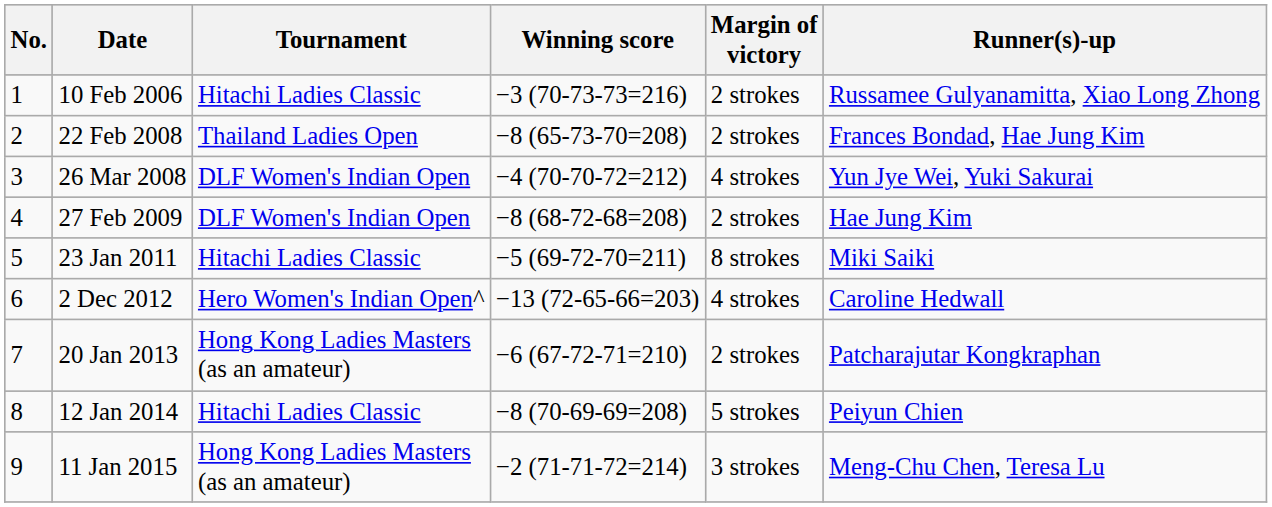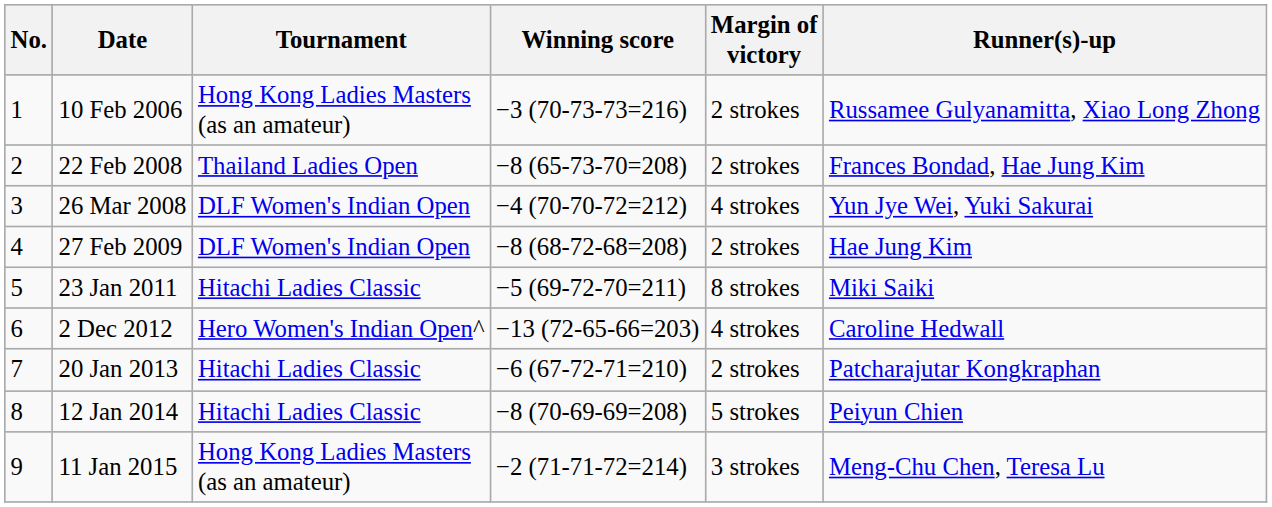(309, 95) Hitachi Ladies Classic -> (334, 109) Hong Kong Ladies Masters (as an amateur)
(334, 355) Hong Kong Ladies Masters (as an amateur) -> (309, 369) Hitachi Ladies Classic
